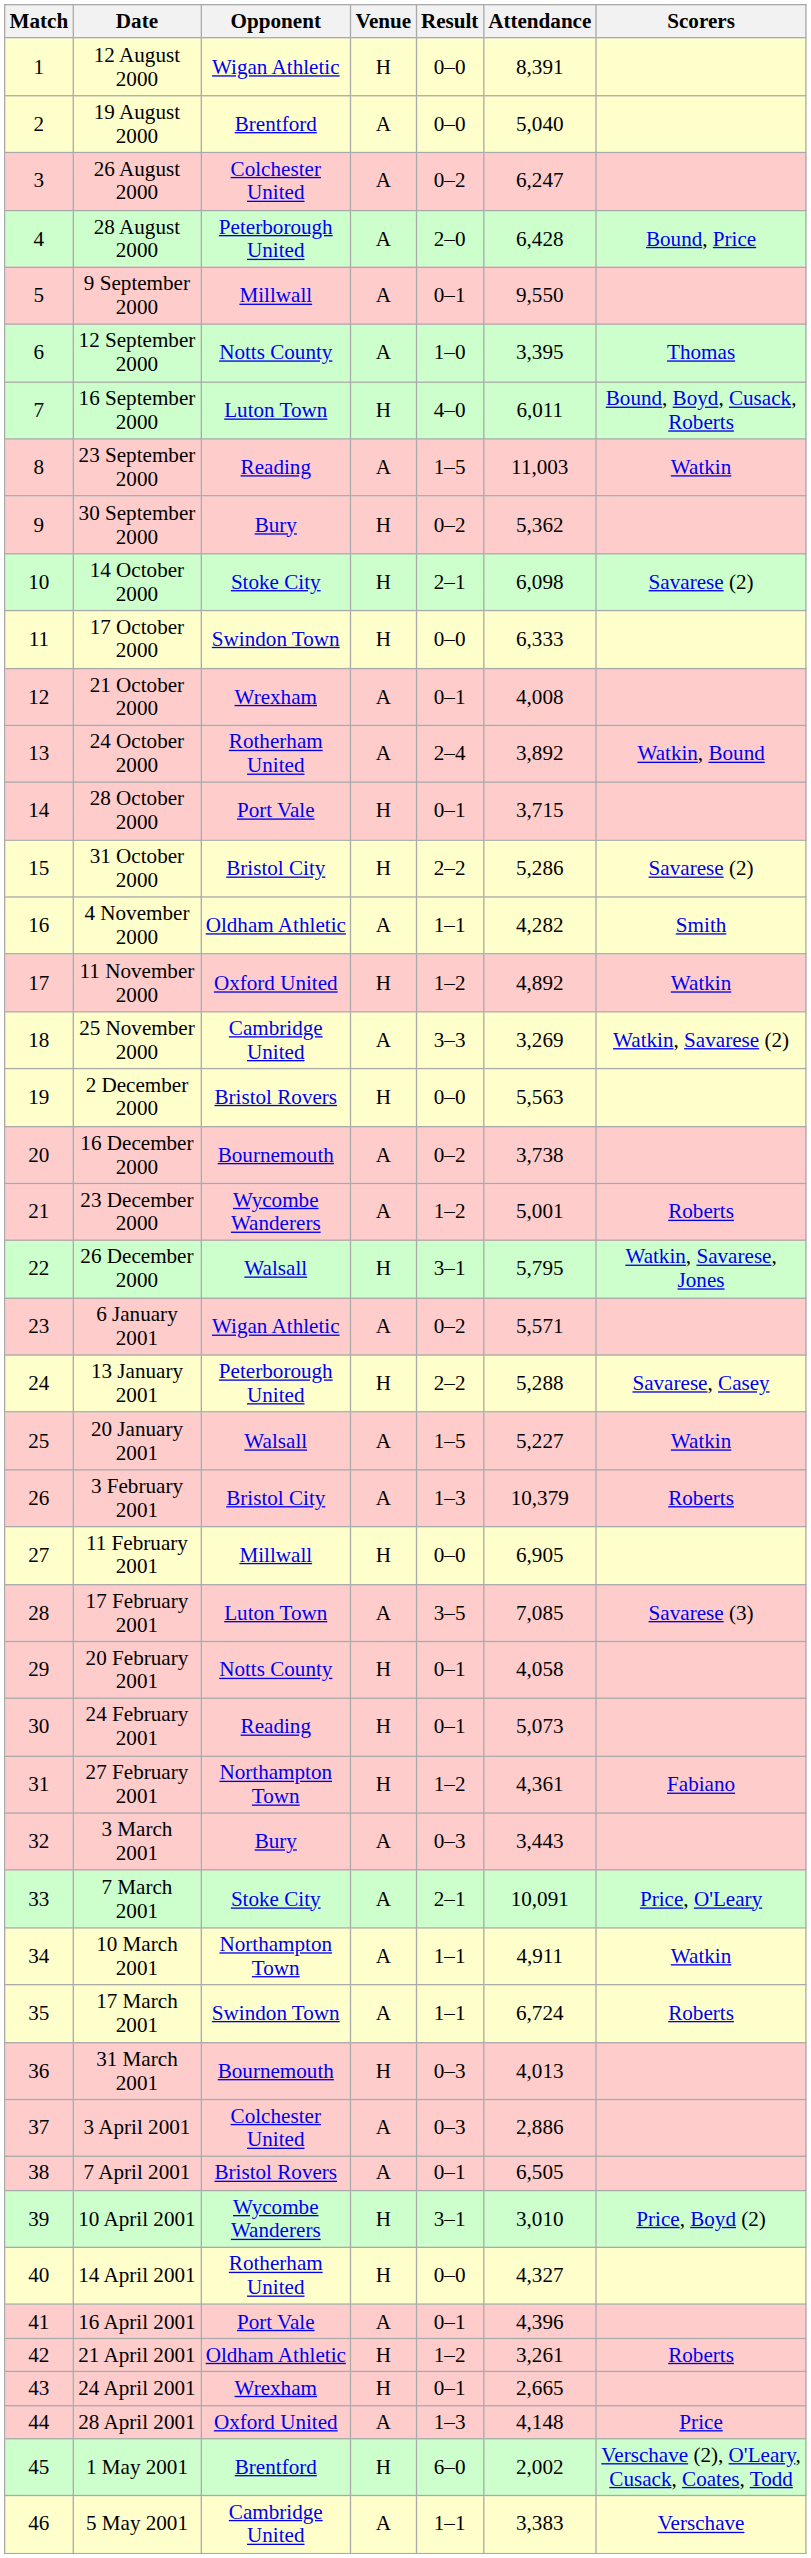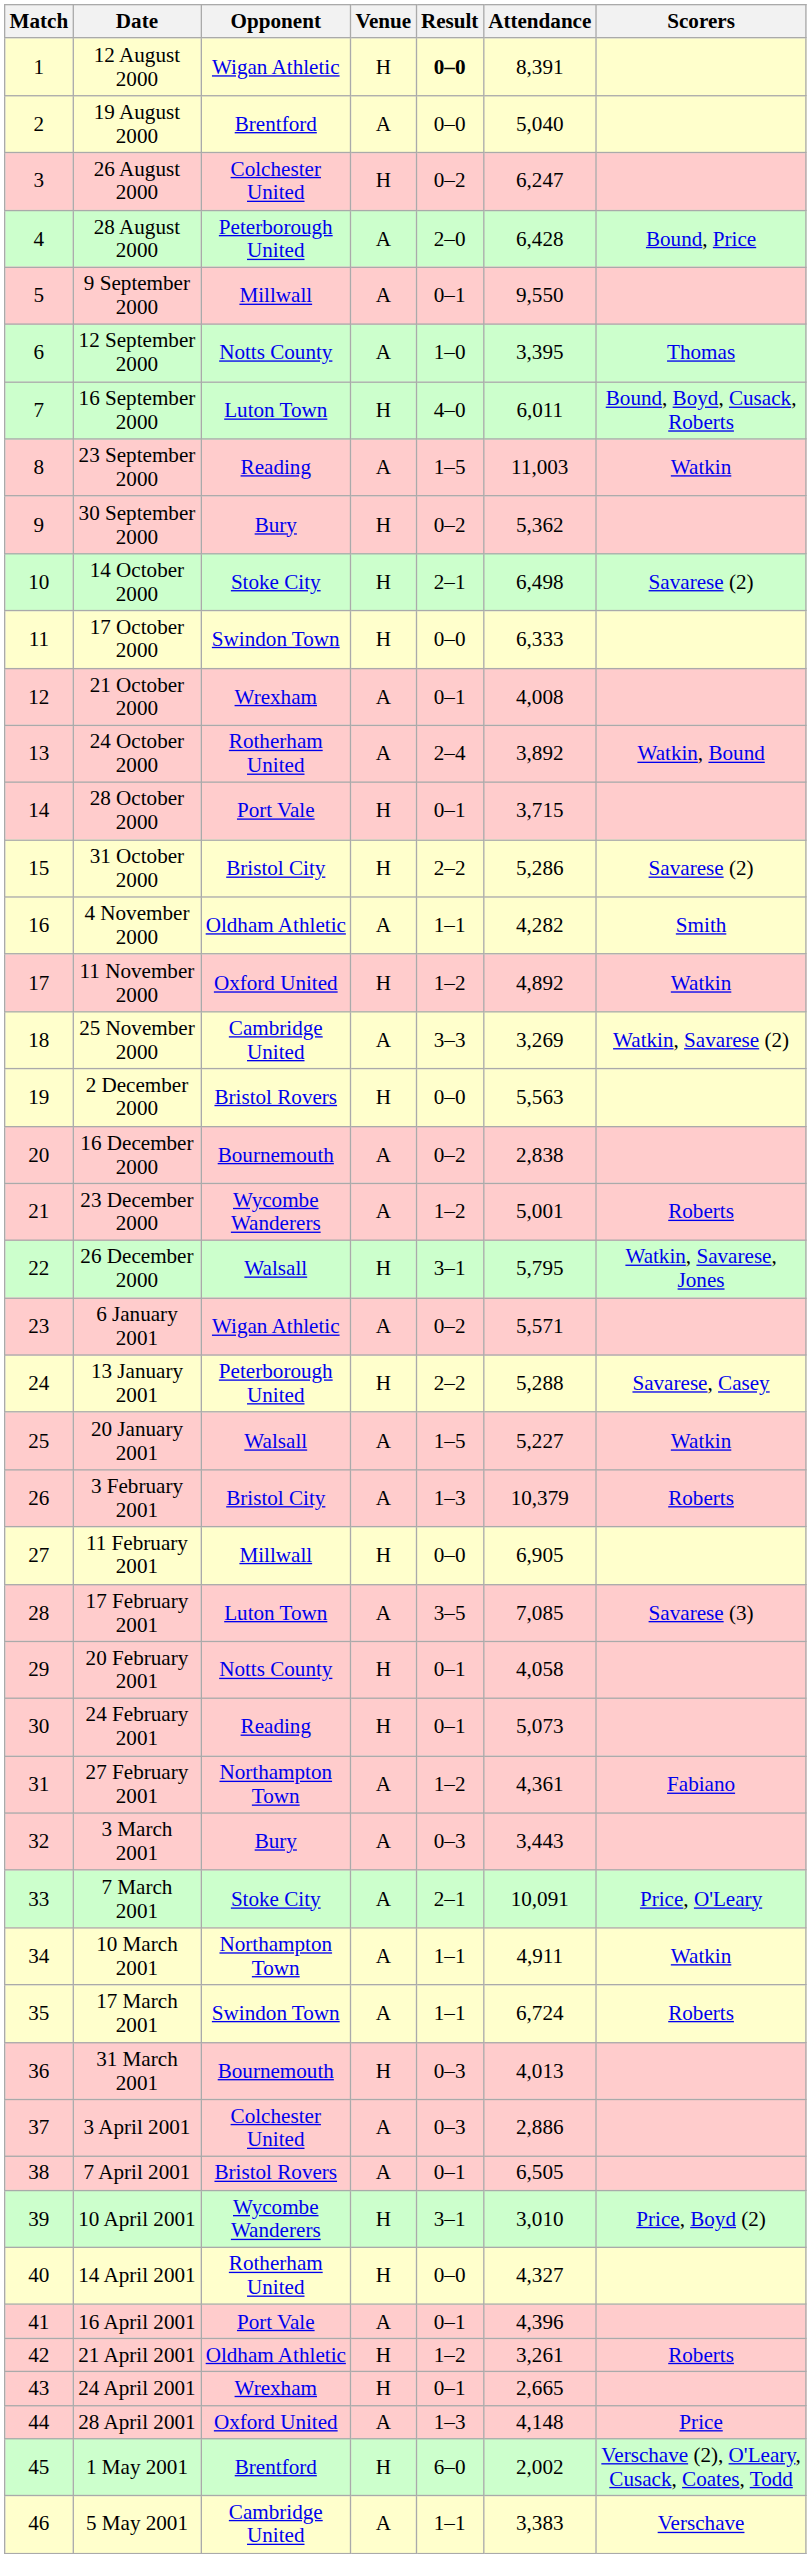(450, 66) normal -> (450, 66) bold
(383, 181) A -> (383, 181) H
(540, 581) 6,098 -> (540, 581) 6,498
(540, 1154) 3,738 -> (540, 1154) 2,838
(383, 1784) H -> (383, 1784) A
